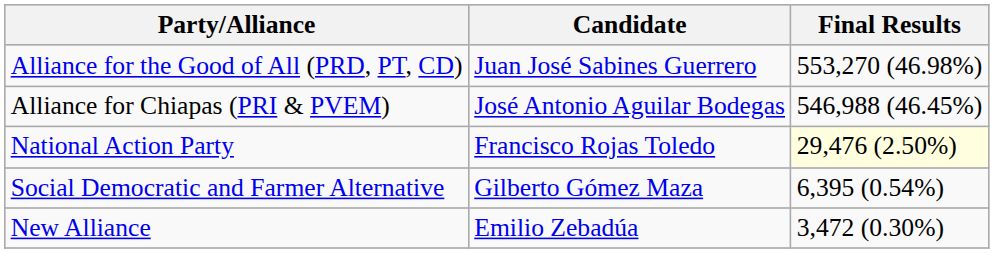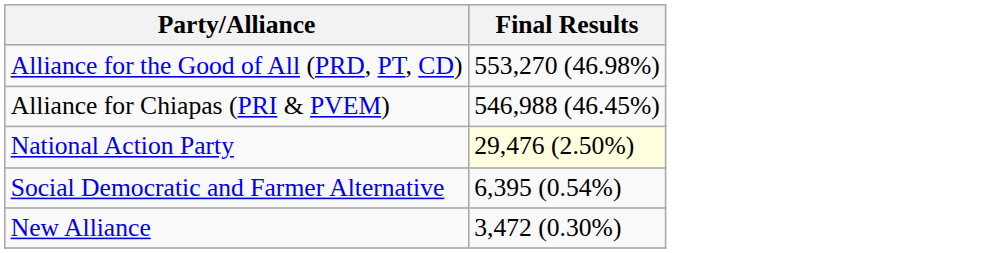- column: (630, 24)
